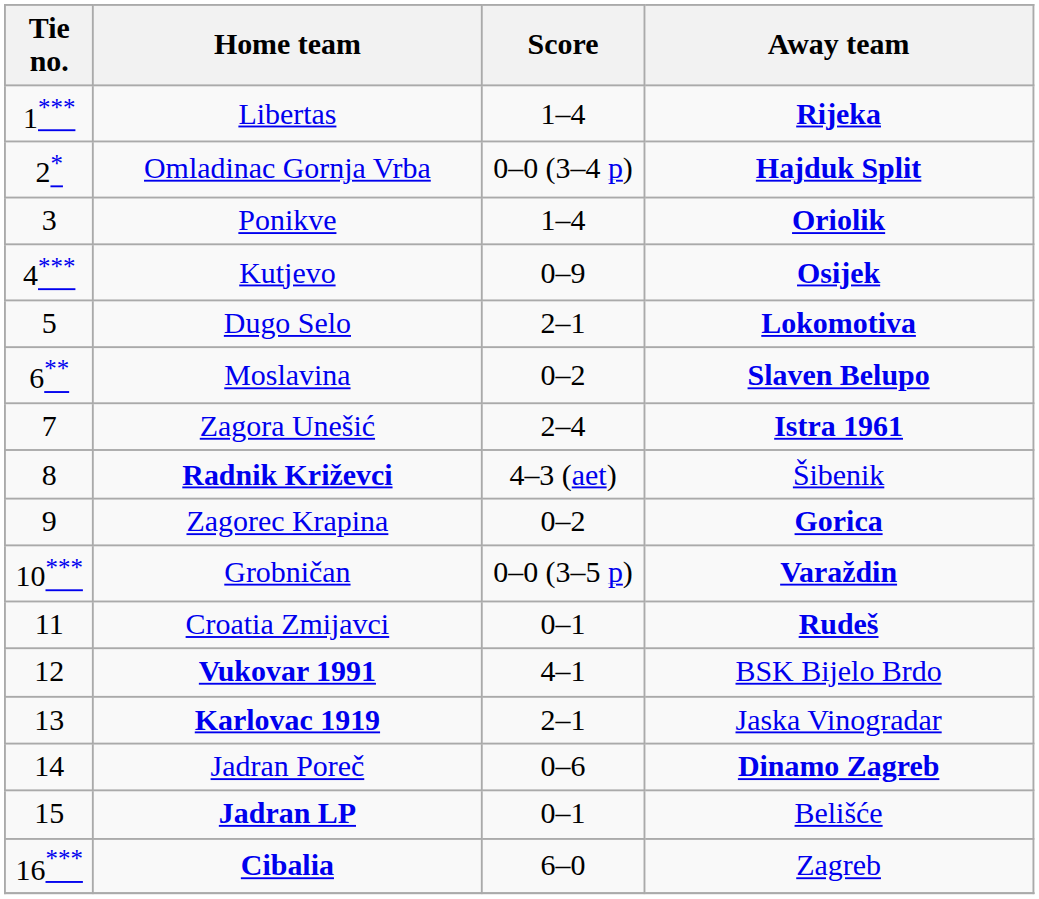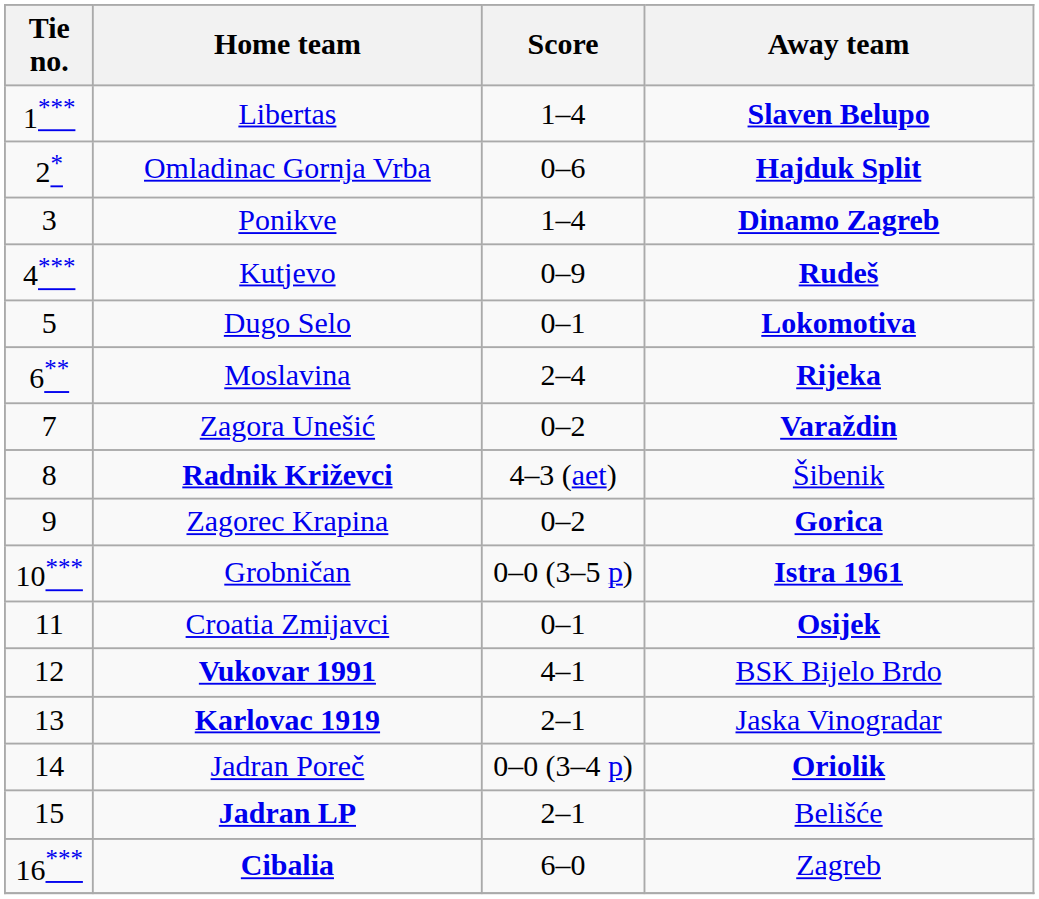(839, 113) Rijeka -> (839, 113) Slaven Belupo
(563, 168) 0–0 (3–4 p) -> (563, 168) 0–6
(839, 220) Oriolik -> (839, 220) Dinamo Zagreb
(839, 271) Osijek -> (839, 271) Rudeš
(563, 323) 2–1 -> (563, 323) 0–1
(563, 374) 0–2 -> (563, 374) 2–4
(839, 374) Slaven Belupo -> (839, 374) Rijeka
(563, 426) 2–4 -> (563, 426) 0–2
(839, 426) Istra 1961 -> (839, 426) Varaždin
(839, 572) Varaždin -> (839, 572) Istra 1961
(839, 624) Rudeš -> (839, 624) Osijek
(563, 766) 0–6 -> (563, 766) 0–0 (3–4 p)
(839, 766) Dinamo Zagreb -> (839, 766) Oriolik
(563, 814) 0–1 -> (563, 814) 2–1
